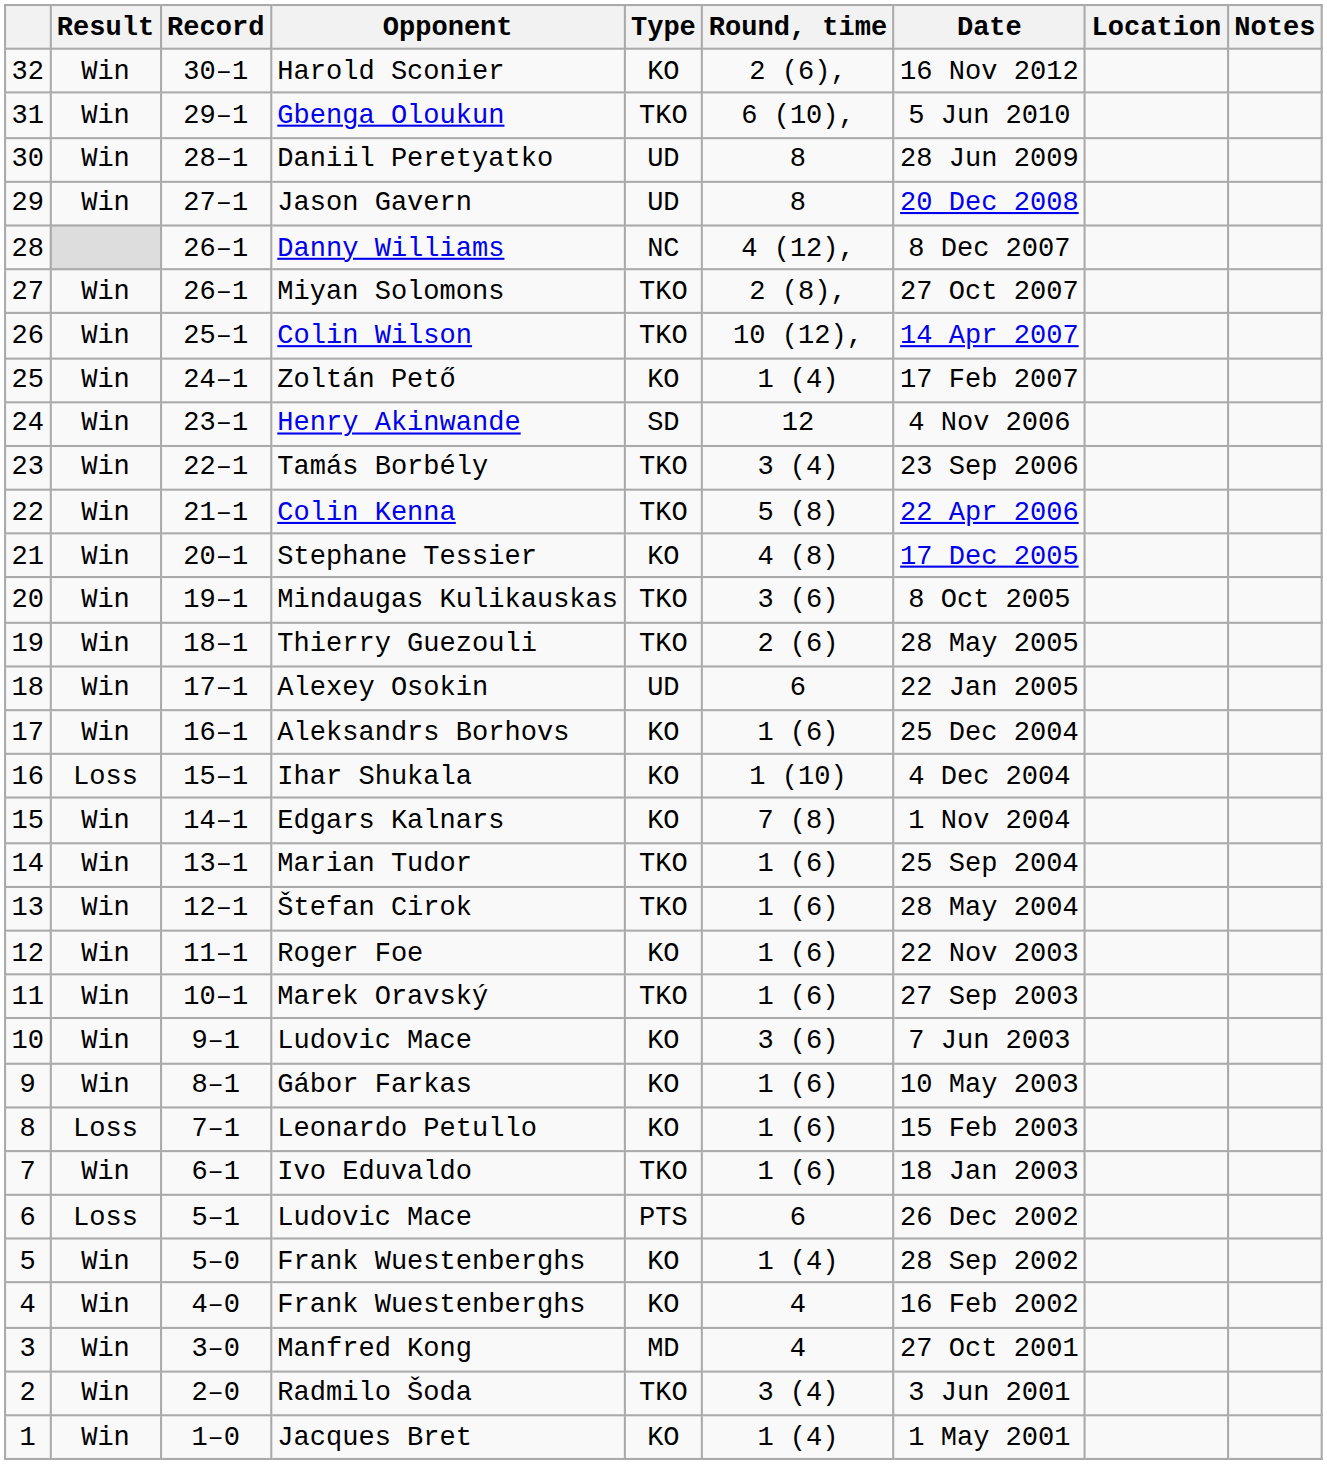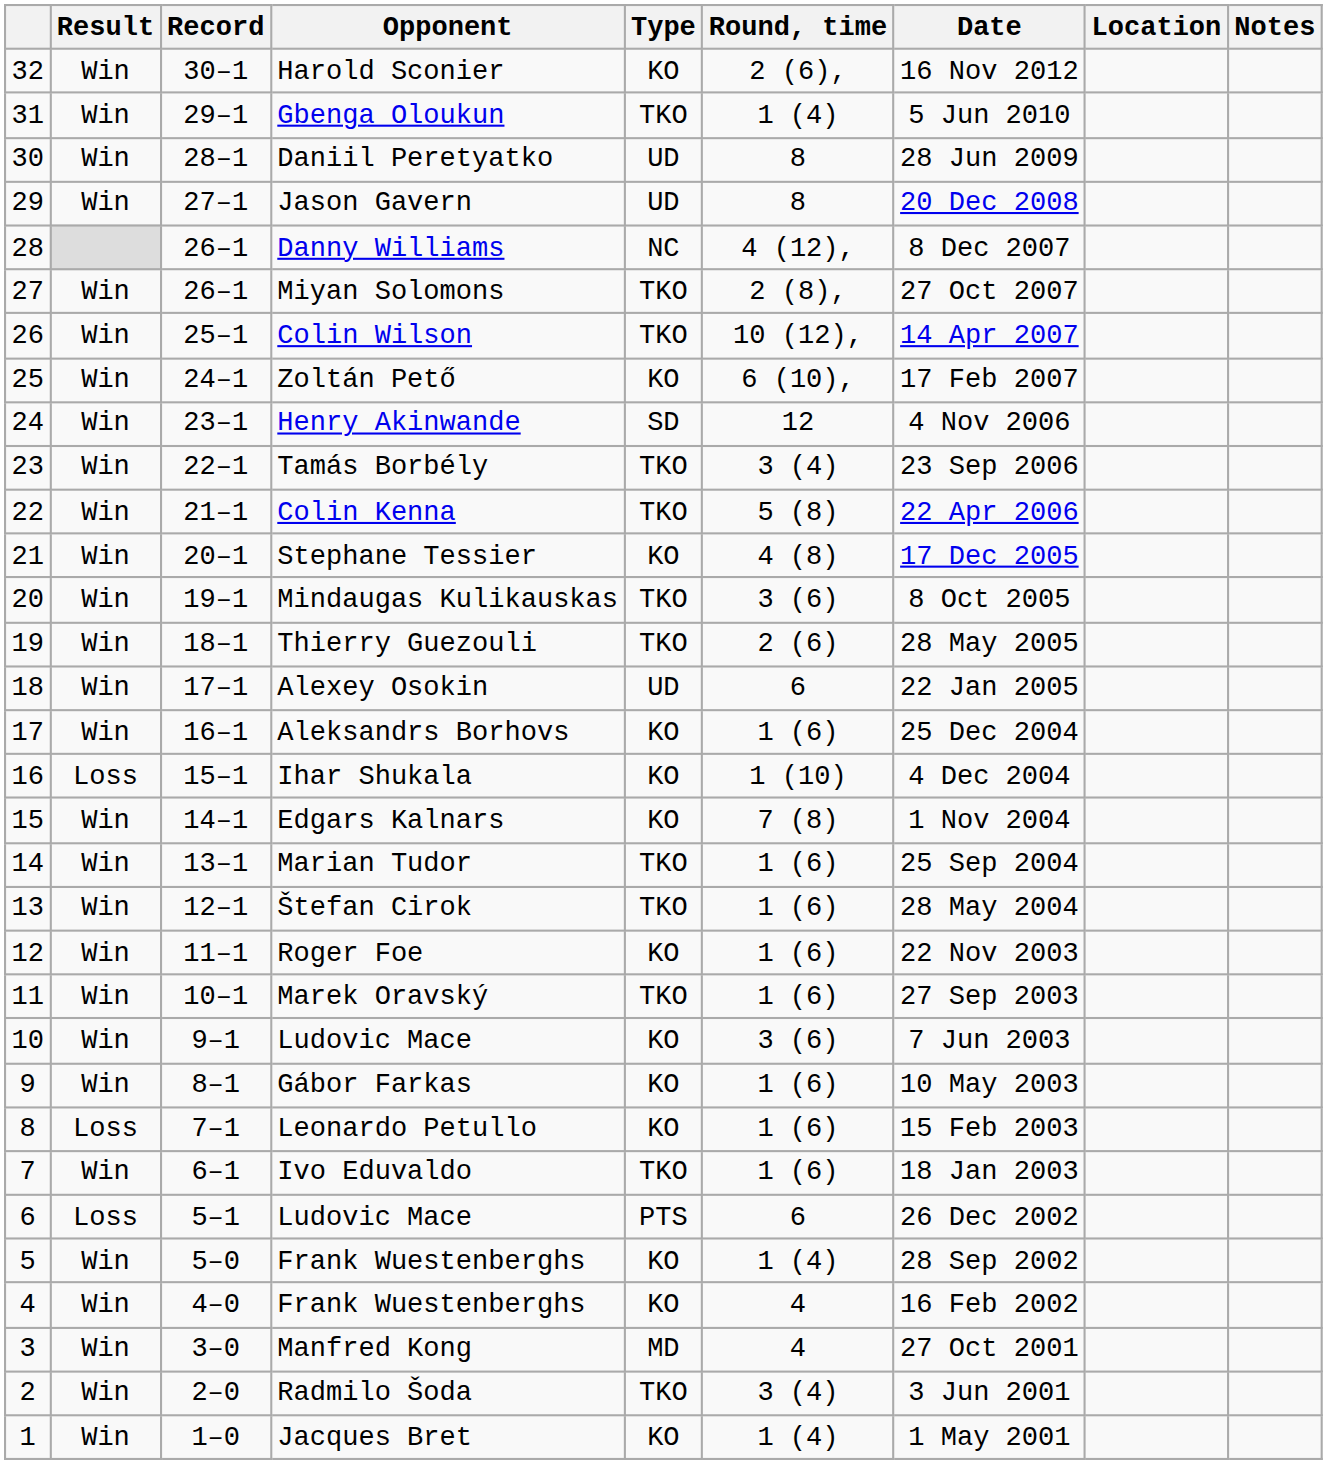(798, 115) 6 (10), -> (798, 115) 1 (4)
(798, 380) 1 (4) -> (798, 380) 6 (10),
